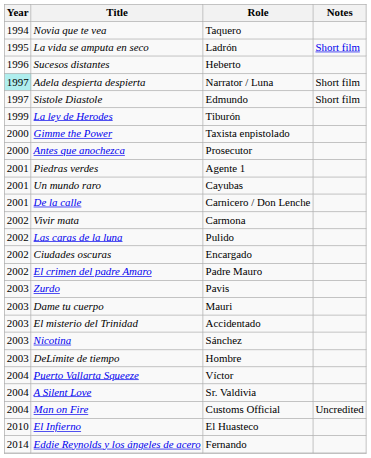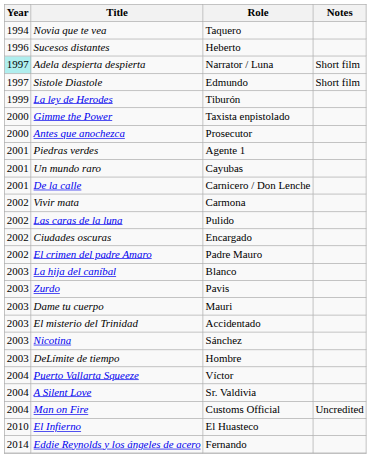- row: (91, 47)
+ row: (75, 271)
